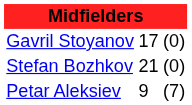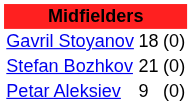(148, 41) 17 -> (148, 41) 18
(174, 90) (7) -> (174, 90) (0)
